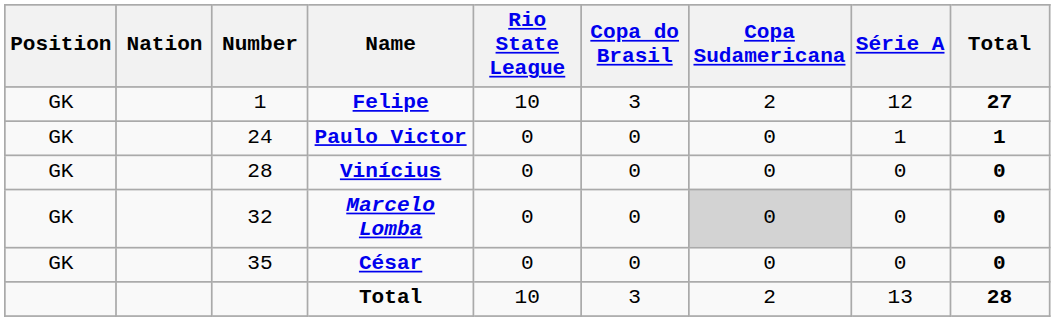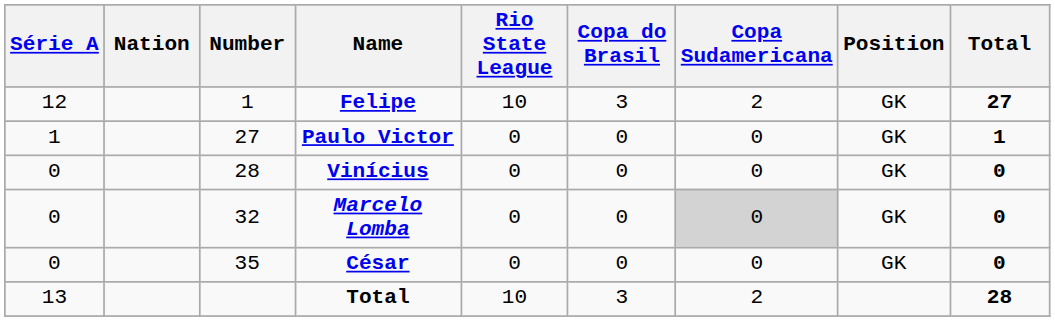columns swapped: (61, 46) <-> (900, 46)
(260, 138) 24 -> (247, 138) 27
